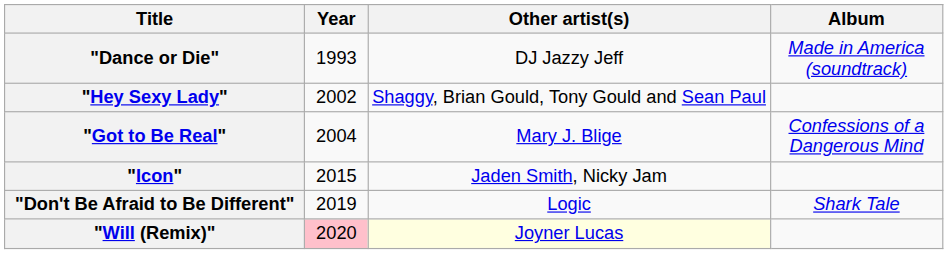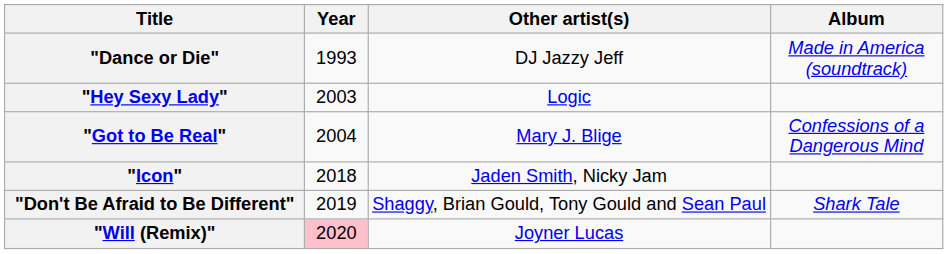(336, 97) 2002 -> (336, 97) 2003
(569, 97) Shaggy, Brian Gould, Tony Gould and Sean Paul -> (569, 97) Logic
(336, 175) 2015 -> (336, 175) 2018
(569, 204) Logic -> (569, 204) Shaggy, Brian Gould, Tony Gould and Sean Paul
(569, 233) lightyellow background -> (569, 233) no background
